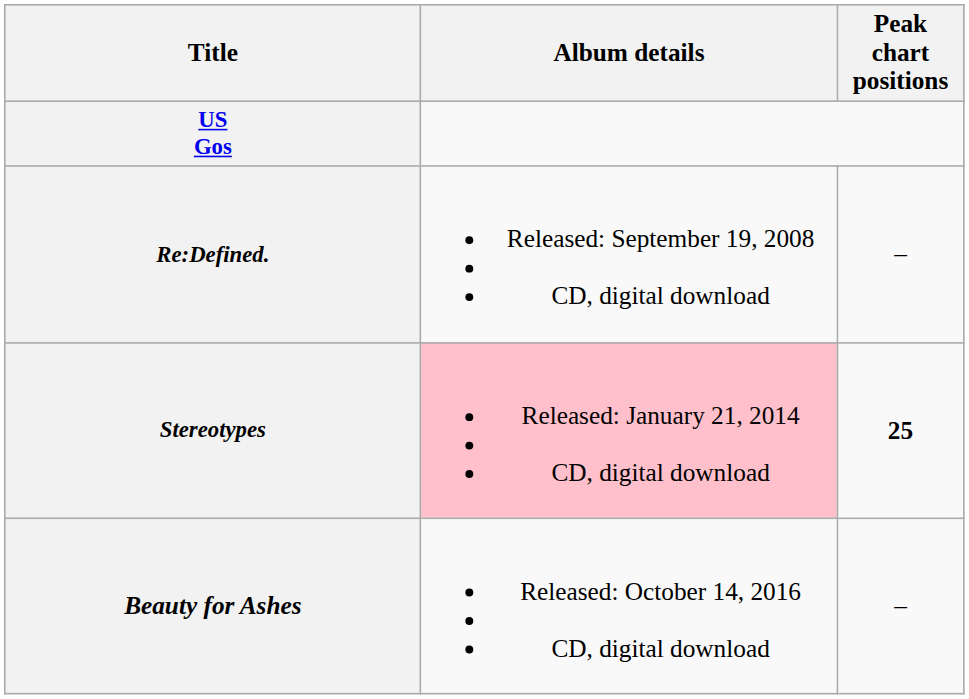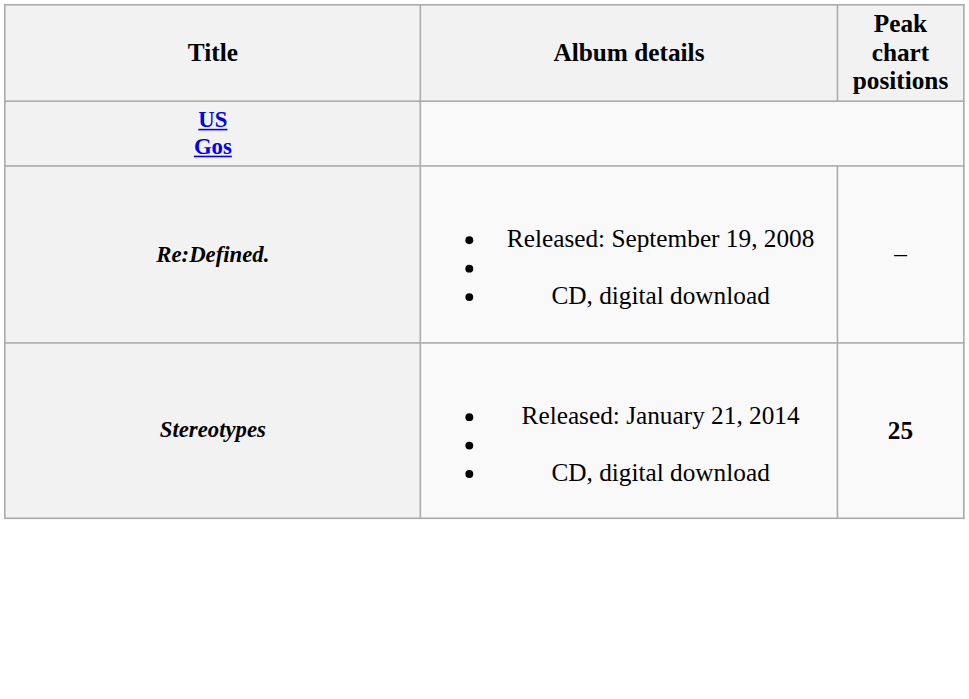(629, 444) pink background -> (629, 444) no background
- row: (213, 605)
